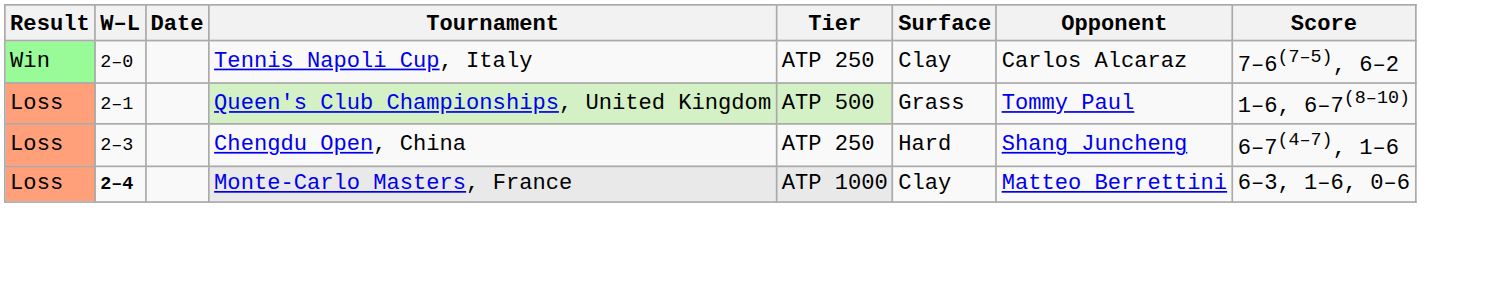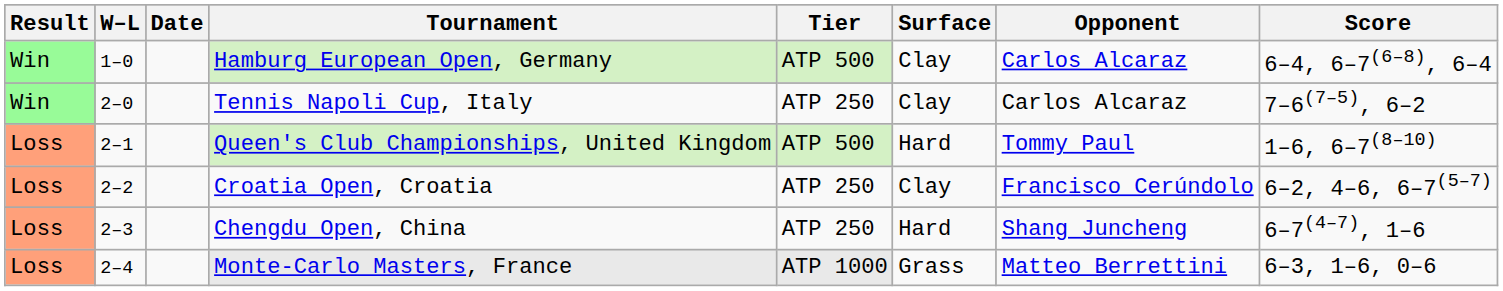+ row: (413, 62)
(931, 103) Grass -> (925, 145) Hard
+ row: (353, 187)
(117, 184) bold -> (117, 268) normal
(925, 184) Clay -> (931, 267) Grass
